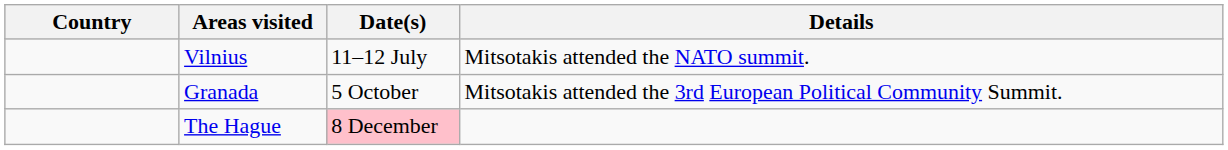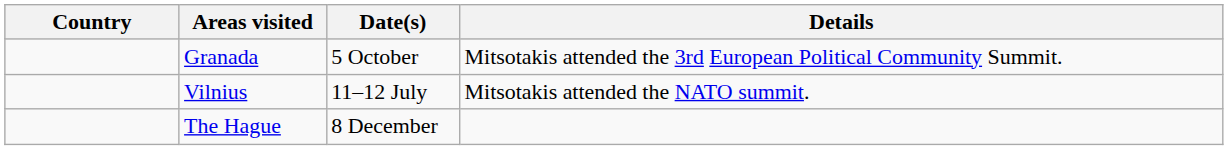rows swapped: (216, 56) <-> (221, 91)
(384, 126) pink background -> (384, 126) no background
